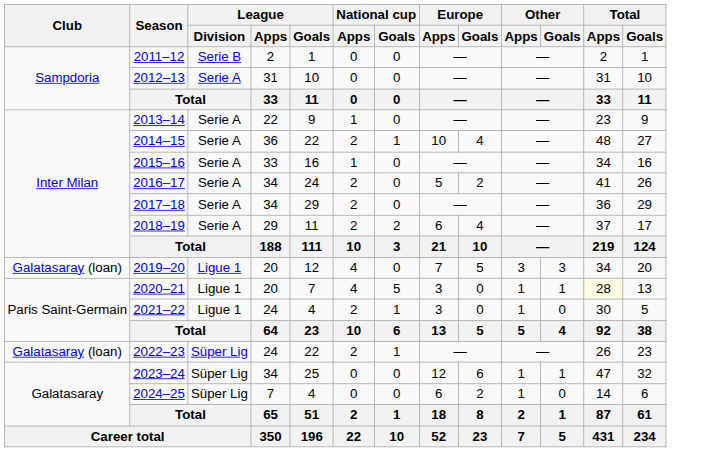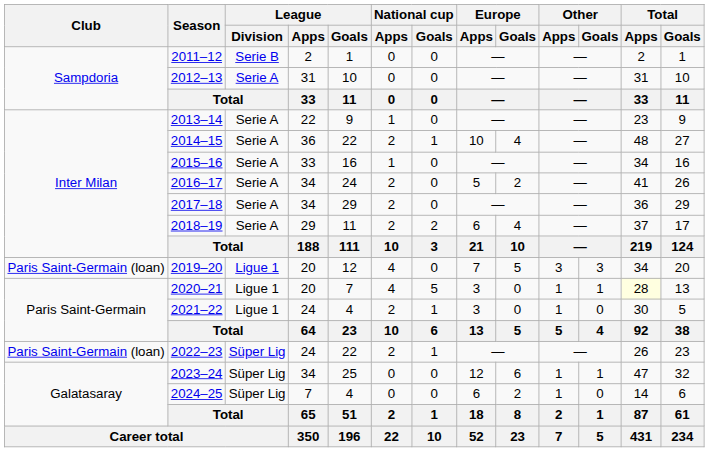(67, 267) Galatasaray (loan) -> (86, 267) Paris Saint-Germain (loan)
(67, 352) Galatasaray (loan) -> (86, 352) Paris Saint-Germain (loan)
